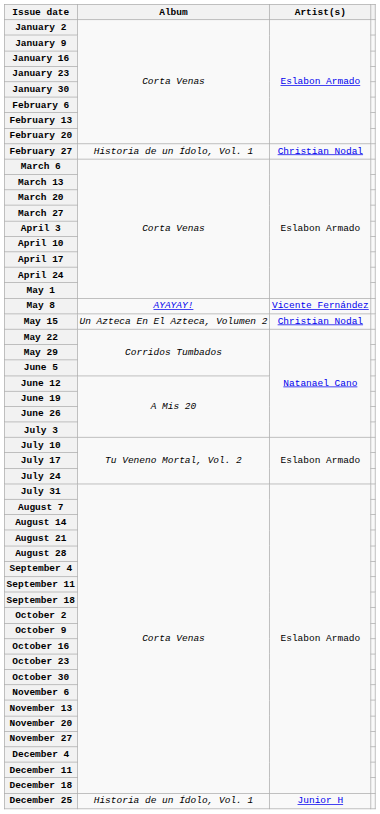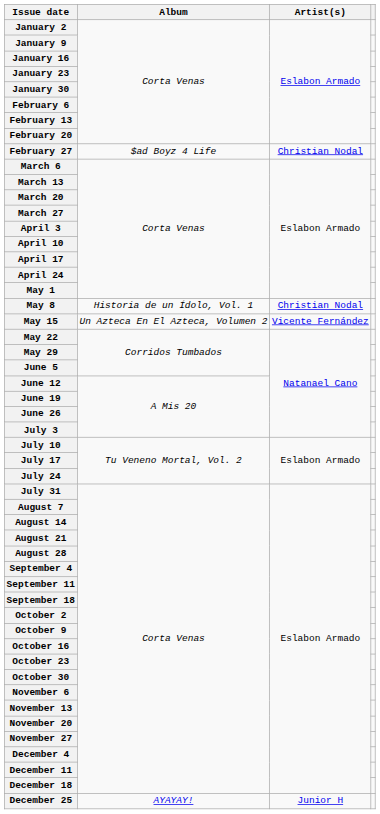(173, 151) Historia de un Ídolo, Vol. 1 -> (173, 151) $ad Boyz 4 Life
(173, 306) AYAYAY! -> (173, 306) Historia de un Ídolo, Vol. 1
(320, 306) Vicente Fernández -> (320, 306) Christian Nodal
(320, 321) Christian Nodal -> (320, 321) Vicente Fernández
(173, 801) Historia de un Ídolo, Vol. 1 -> (173, 801) AYAYAY!
